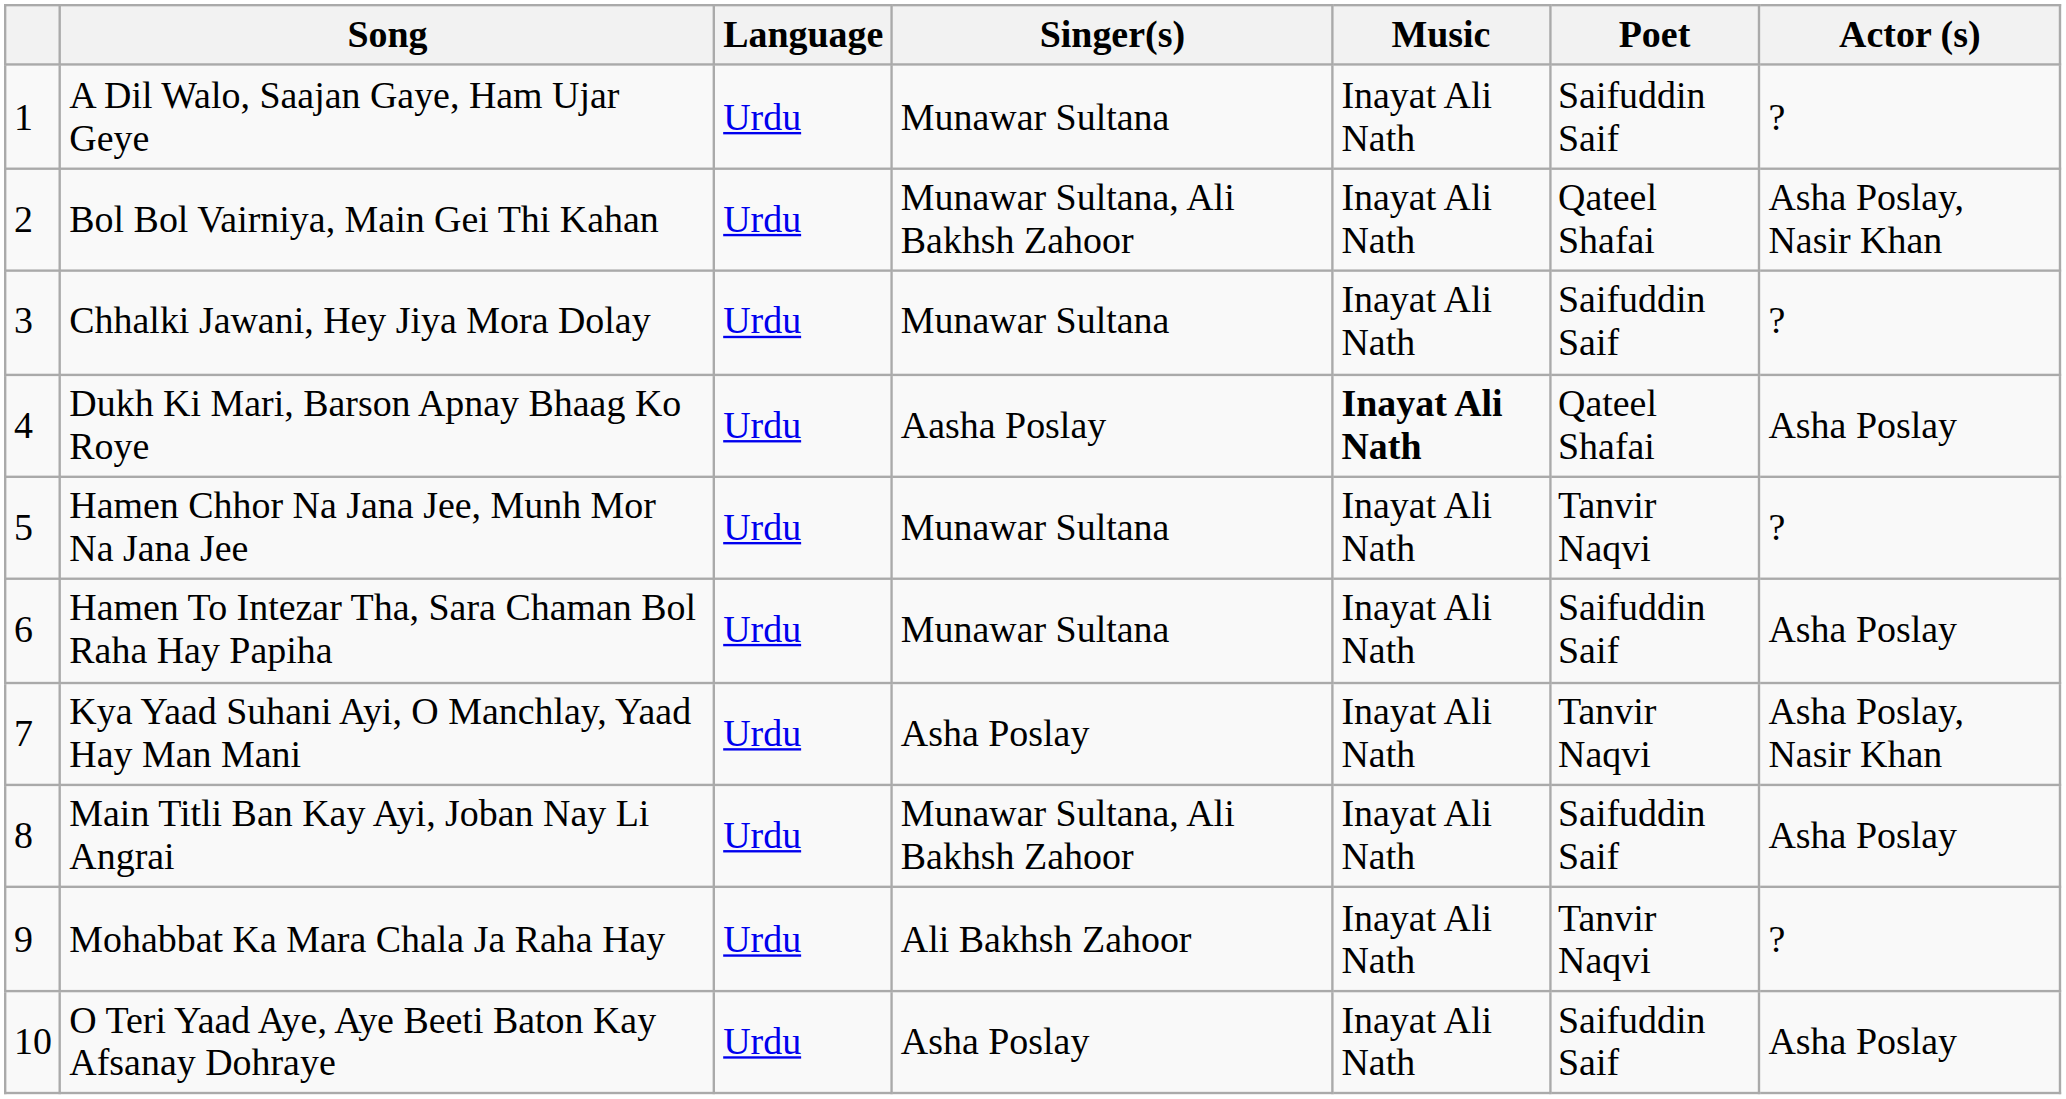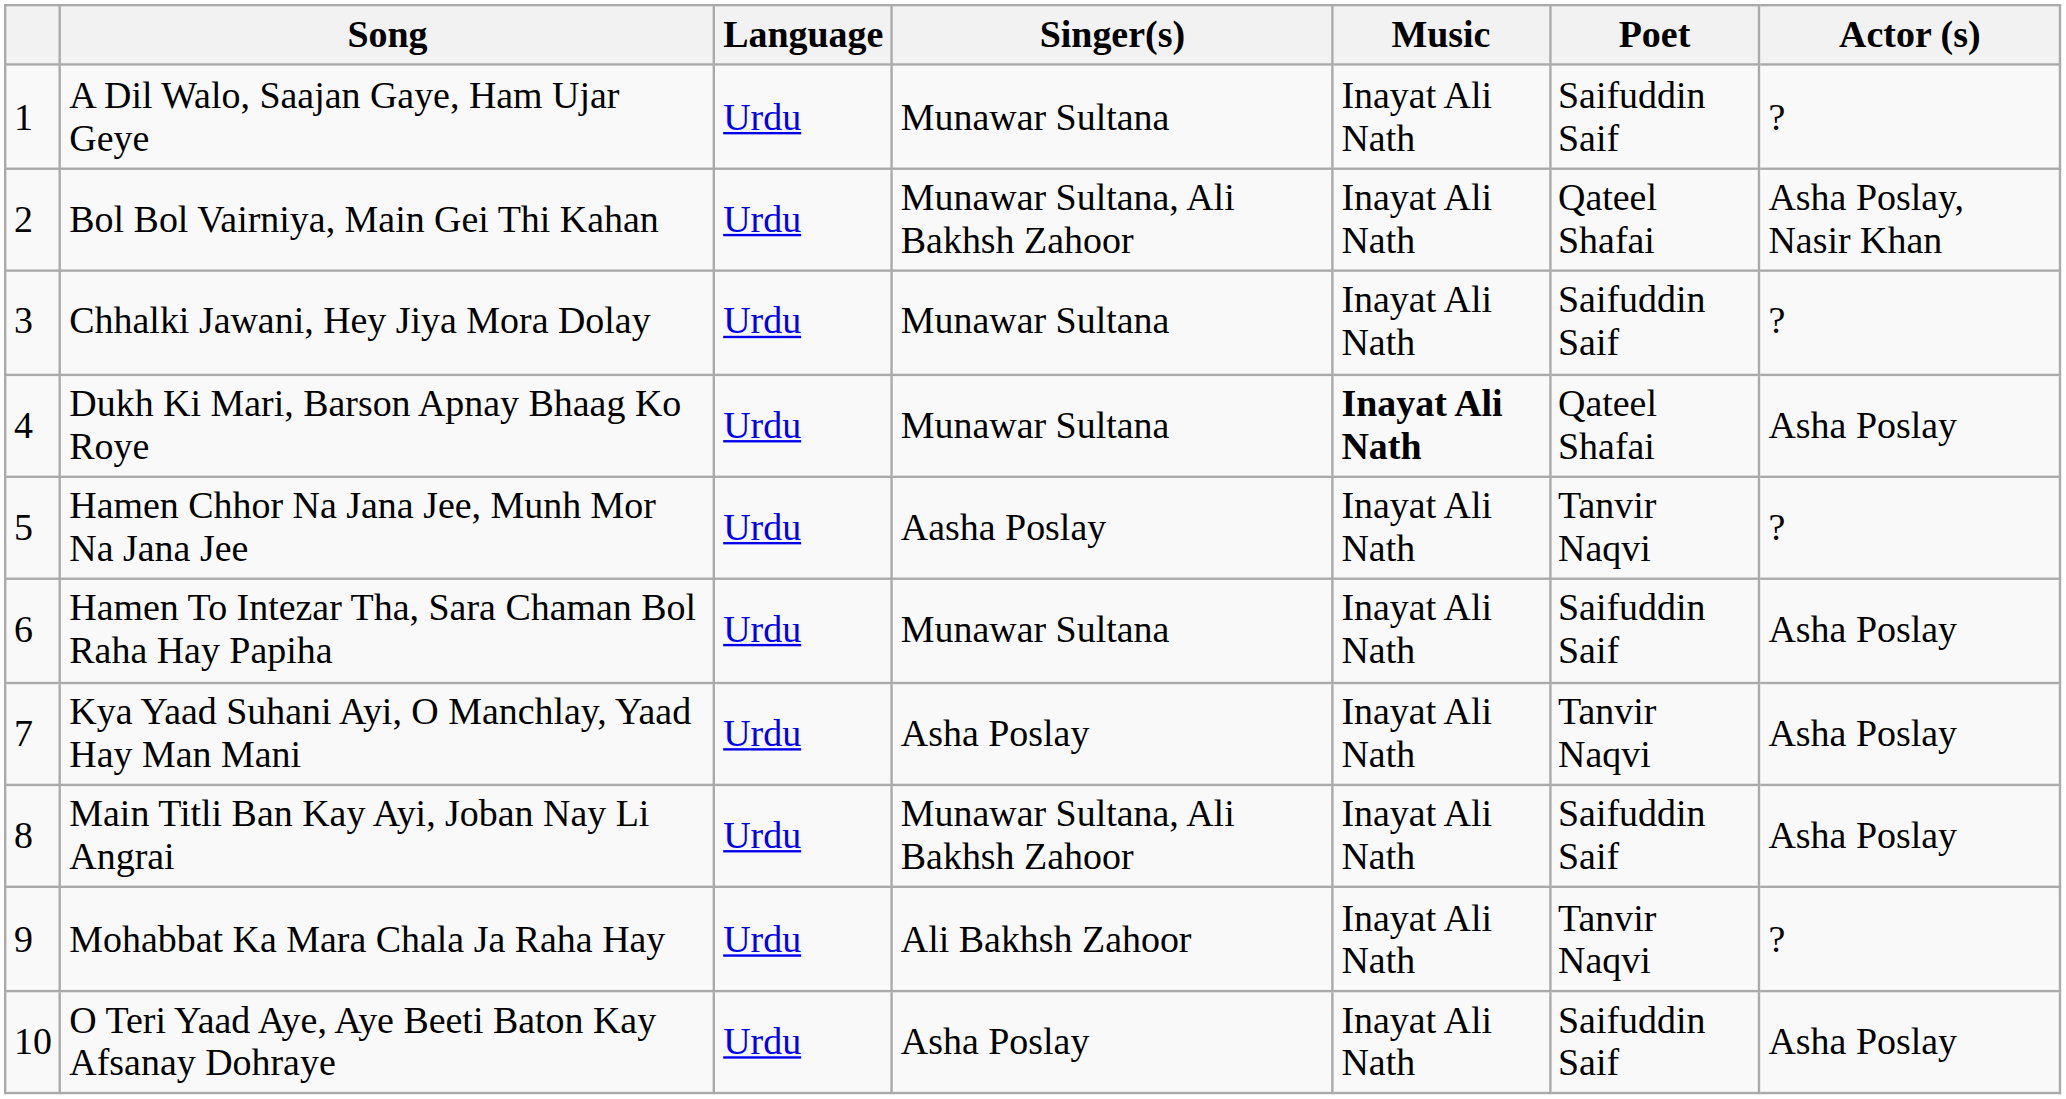(1004, 424) Aasha Poslay -> (1035, 424) Munawar Sultana
(1035, 527) Munawar Sultana -> (1004, 527) Aasha Poslay
(1866, 732) Asha Poslay, Nasir Khan -> (1863, 732) Asha Poslay
